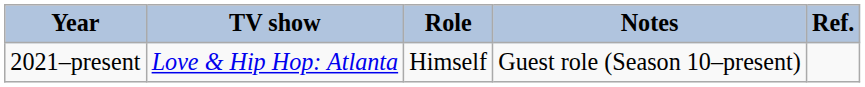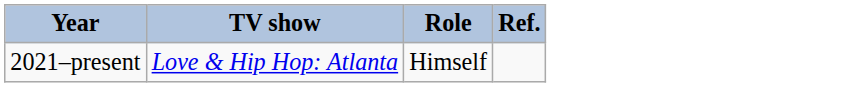- column: (650, 23)
